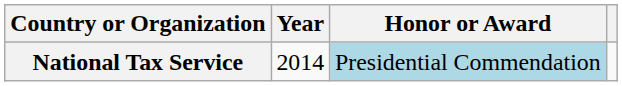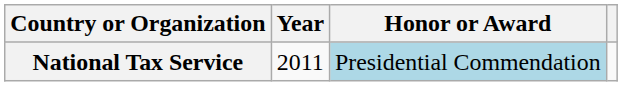(300, 61) 2014 -> (300, 61) 2011
